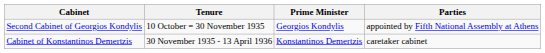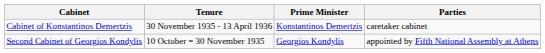rows swapped: (69, 41) <-> (74, 26)
